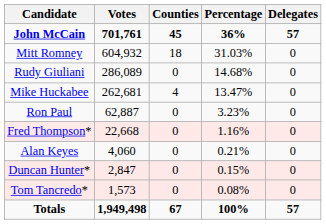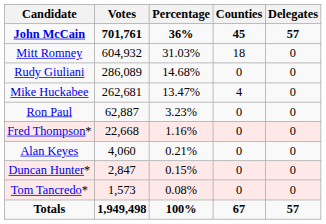columns swapped: (233, 14) <-> (175, 14)
